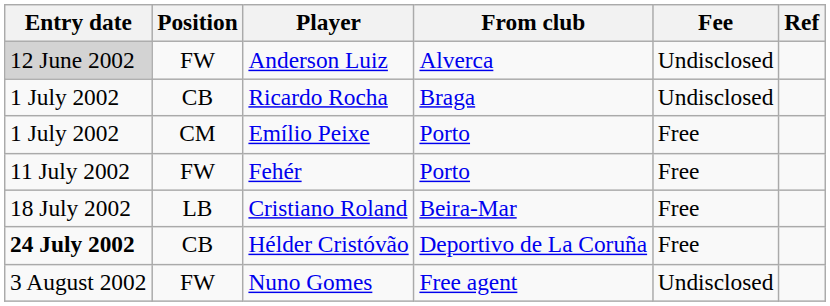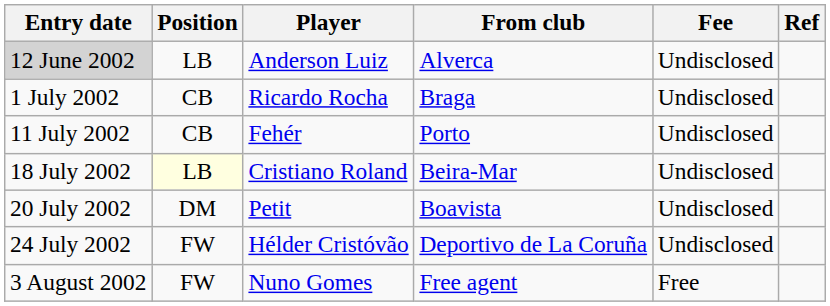(197, 60) FW -> (197, 60) LB
- row: (309, 134)
(197, 171) FW -> (197, 134) CB
(679, 171) Free -> (716, 134) Undisclosed
(197, 208) no background -> (197, 171) lightyellow background
(679, 208) Free -> (716, 171) Undisclosed
+ row: (270, 208)
(72, 245) bold -> (70, 245) normal
(197, 245) CB -> (197, 245) FW
(679, 245) Free -> (716, 245) Undisclosed
(716, 282) Undisclosed -> (679, 282) Free
